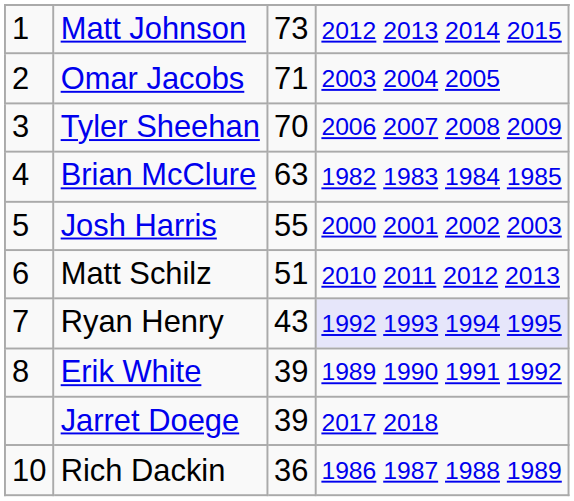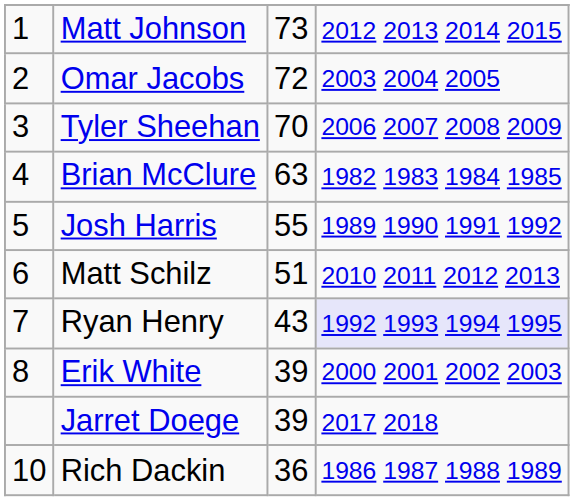(291, 77) 71 -> (291, 77) 72
(442, 225) 2000 2001 2002 2003 -> (442, 225) 1989 1990 1991 1992
(442, 372) 1989 1990 1991 1992 -> (442, 372) 2000 2001 2002 2003
